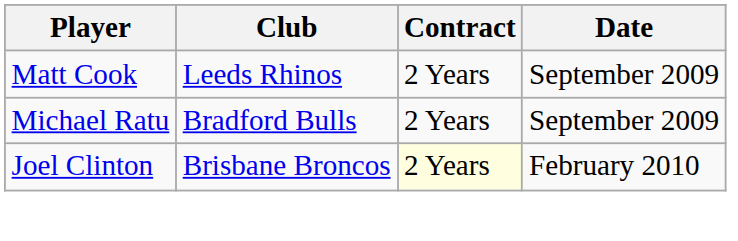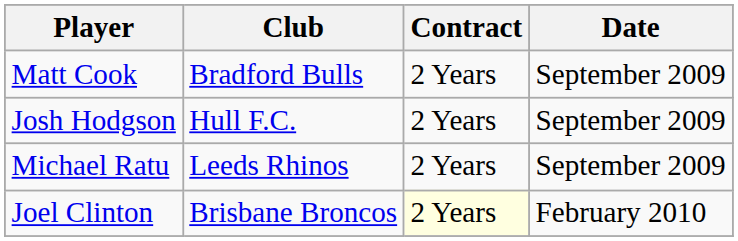(262, 73) Leeds Rhinos -> (276, 73) Bradford Bulls
+ row: (94, 119)
(270, 119) Bradford Bulls -> (269, 166) Leeds Rhinos
